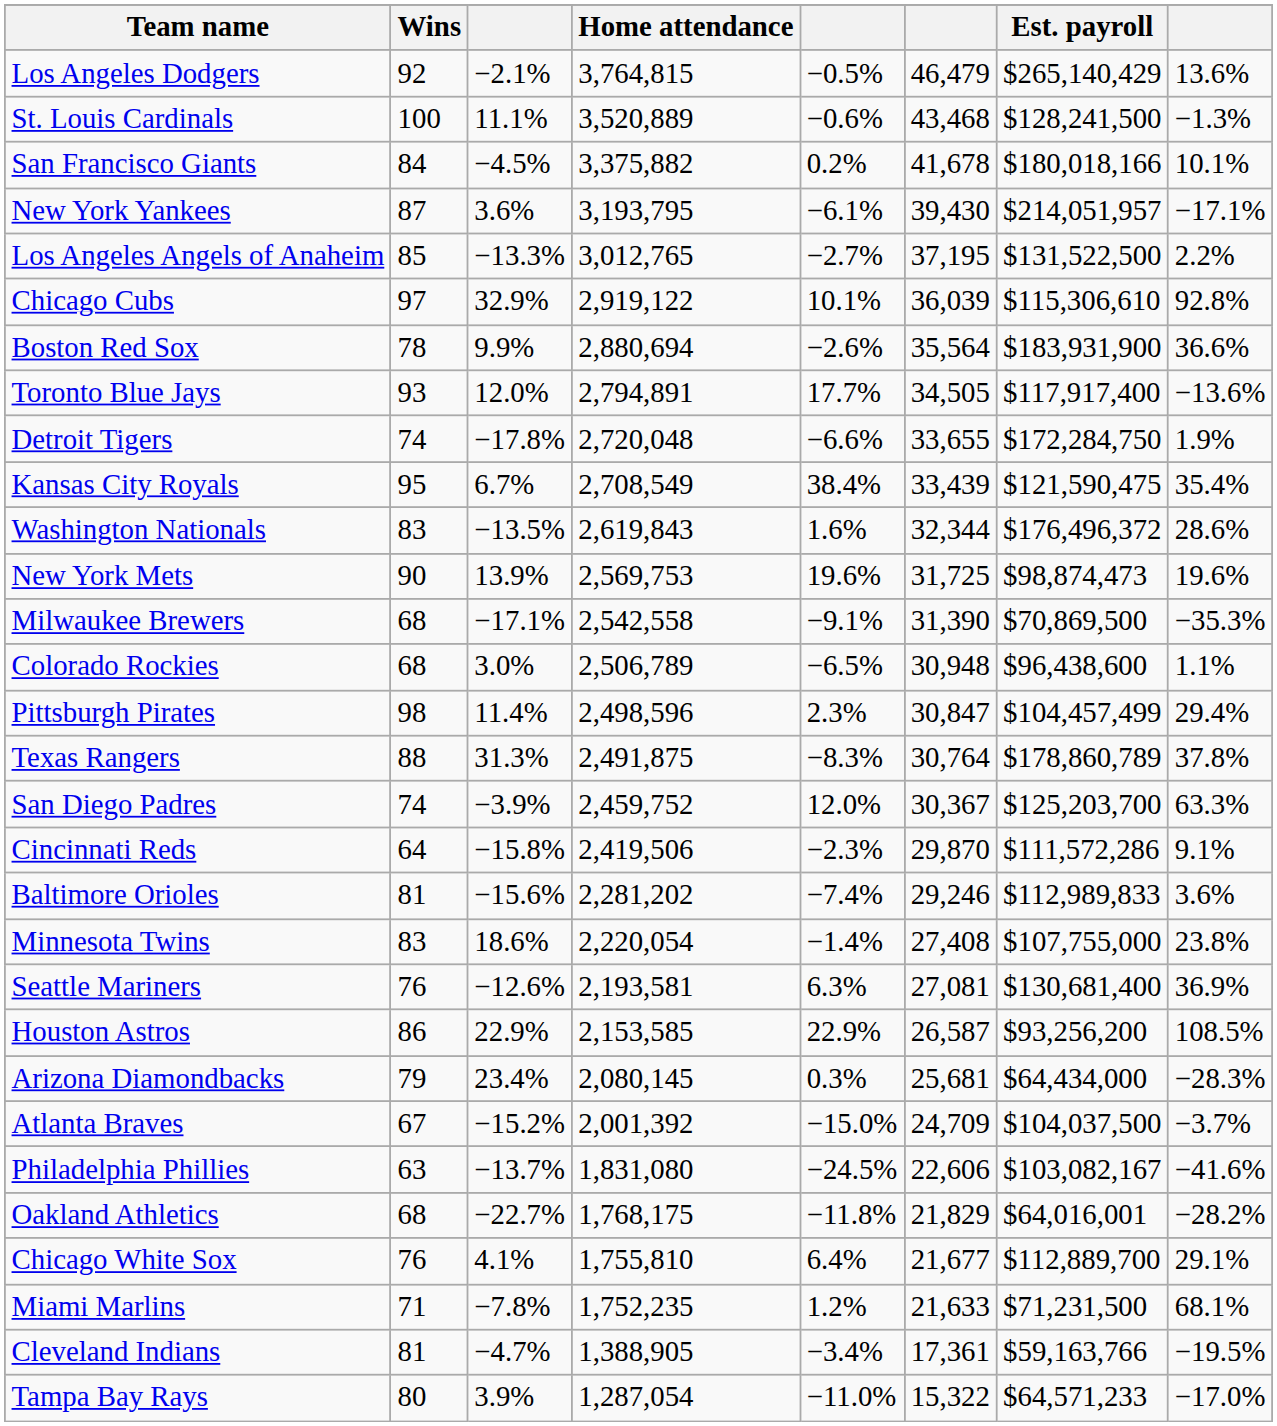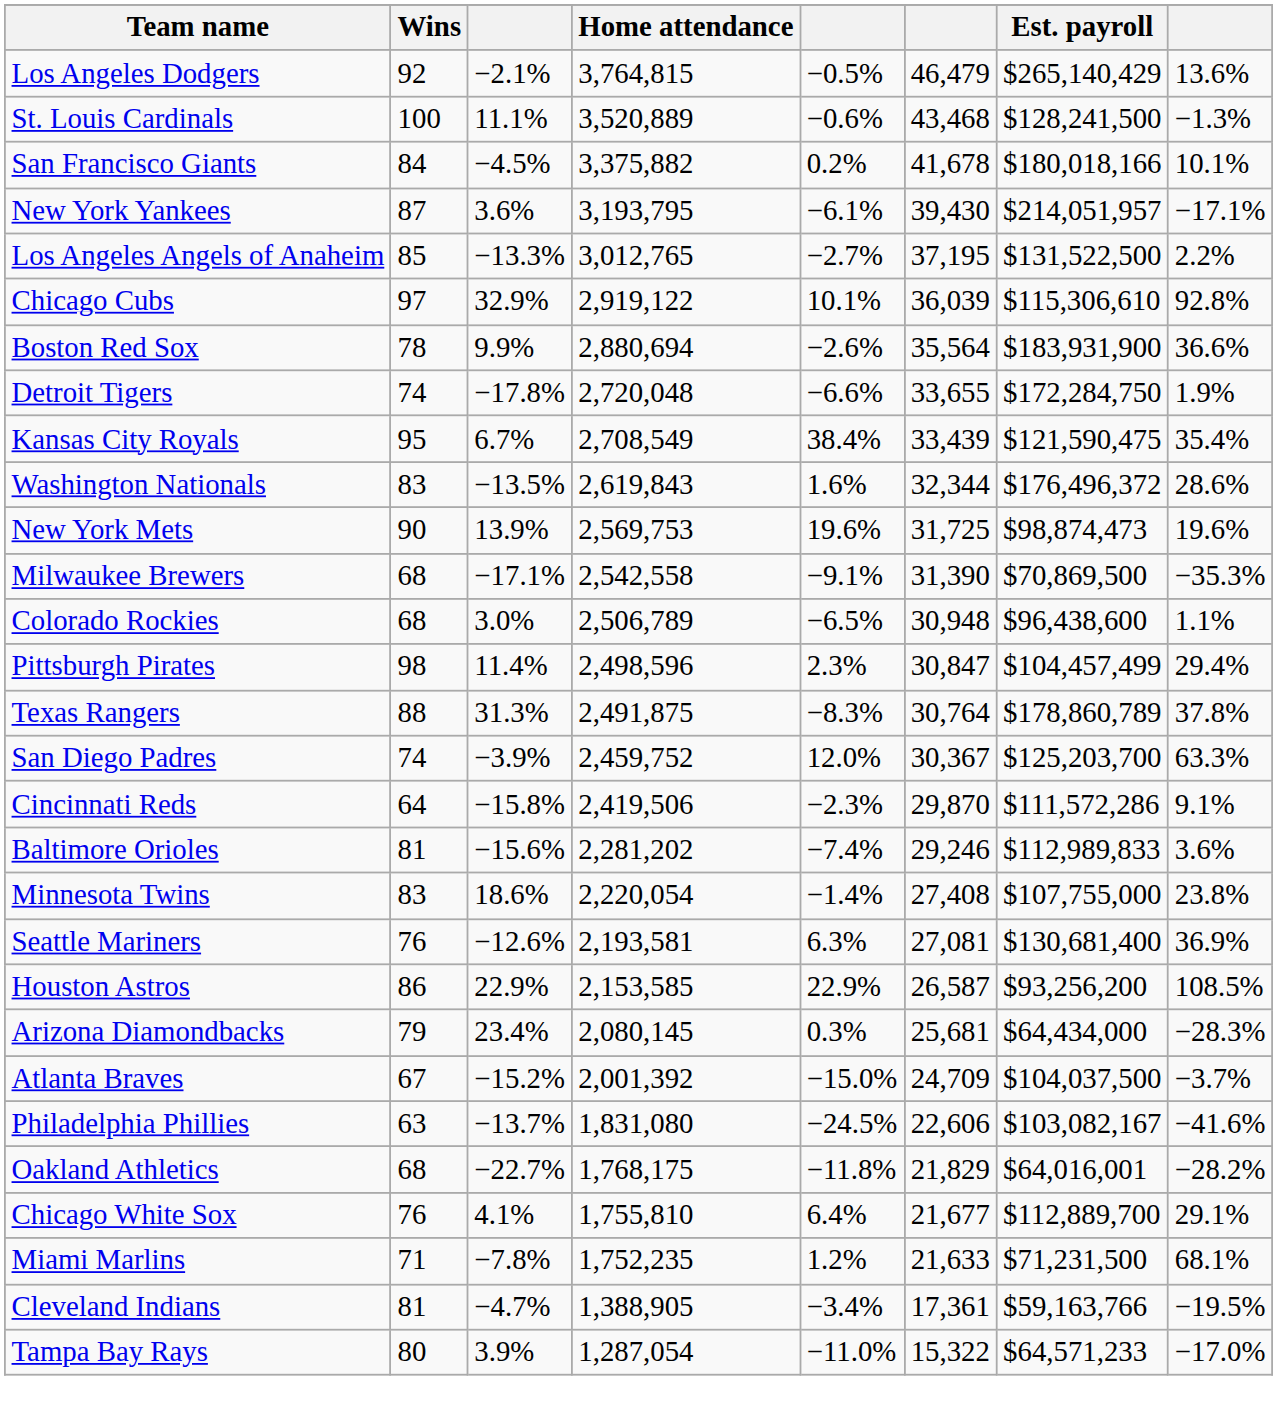- row: (116, 392)
